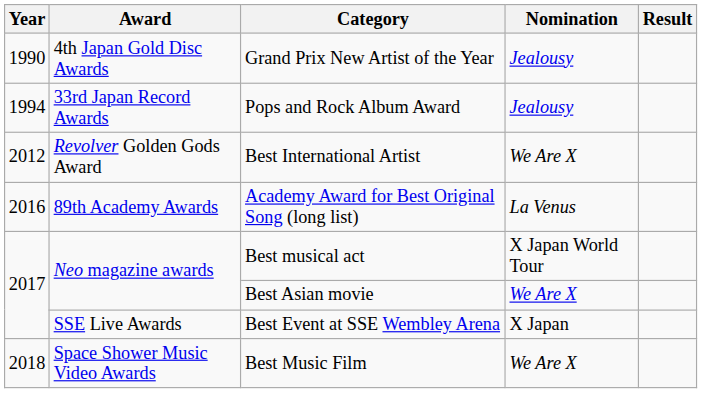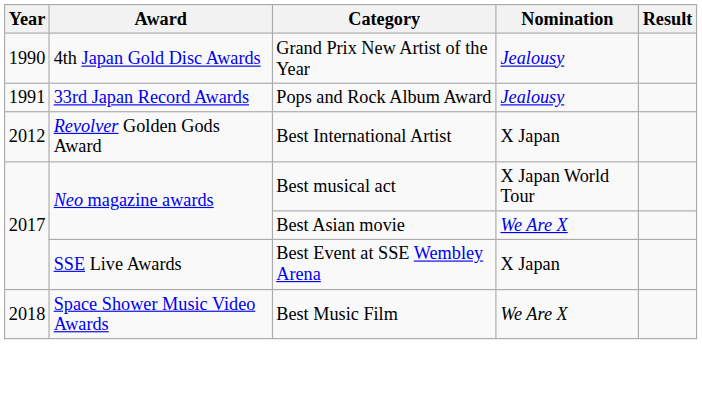(27, 107) 1994 -> (27, 97) 1991
(543, 157) We Are X -> (530, 136) X Japan
- row: (370, 206)
